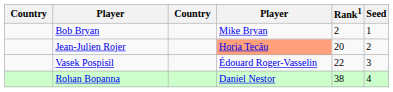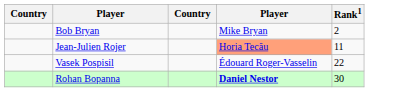- column: (376, 13)
(339, 47) 20 -> (339, 47) 11
(247, 79) normal -> (249, 79) bold
(339, 79) 38 -> (339, 79) 30
